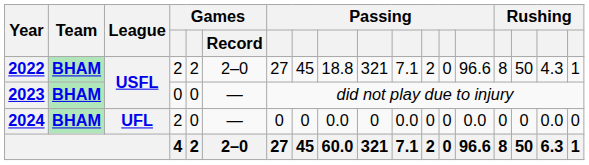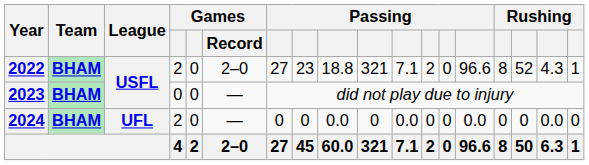(194, 69) 2 -> (194, 69) 0
(305, 69) 45 -> (305, 69) 23
(524, 69) 50 -> (524, 69) 52
